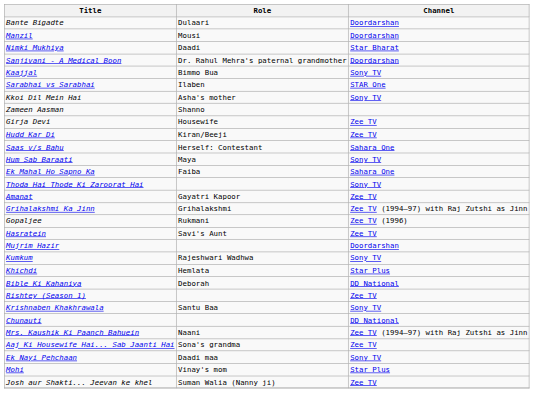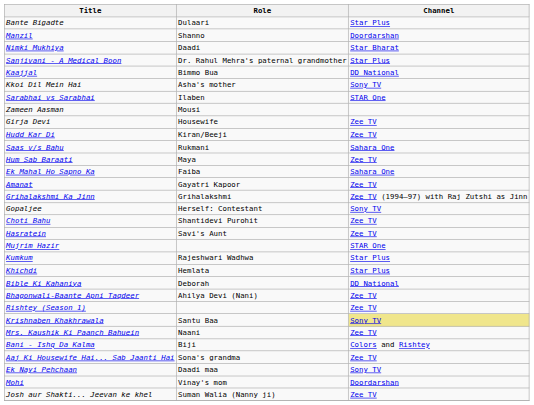(375, 23) Doordarshan -> (370, 23) Star Plus
(189, 35) Mousi -> (191, 35) Shanno
(375, 60) Doordarshan -> (370, 60) Star Plus
(366, 72) Sony TV -> (375, 72) DD National
rows swapped: (50, 84) <-> (44, 97)
(191, 109) Shanno -> (189, 109) Mousi
(220, 146) Herself: Contestant -> (194, 146) Rukmani
(366, 159) Sony TV -> (363, 159) Zee TV
- row: (75, 184)
(194, 221) Rukmani -> (220, 208) Herself: Contestant
(379, 221) Zee TV (1996) -> (366, 208) Sony TV
+ row: (28, 221)
(375, 245) Doordarshan -> (368, 245) STAR One
(366, 258) Sony TV -> (370, 258) Star Plus
+ row: (73, 295)
(366, 307) no background -> (366, 320) khaki background
- row: (24, 320)
(439, 332) Zee TV (1994–97) with Raj Zutshi as Jinn -> (363, 332) Zee TV
+ row: (50, 345)
(370, 369) Star Plus -> (375, 382) Doordarshan
